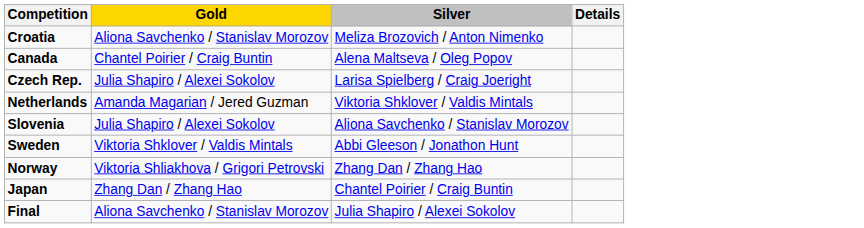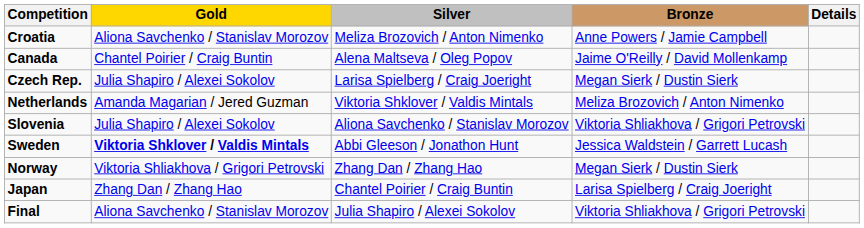+ column: (690, 15)
(193, 146) normal -> (202, 146) bold
